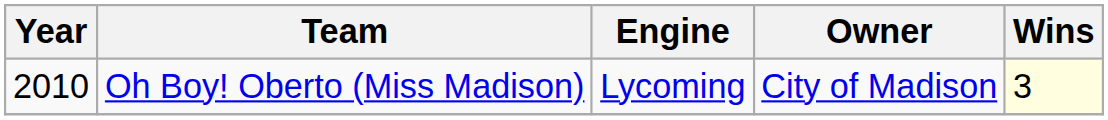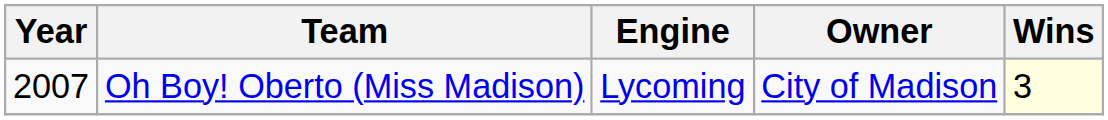(51, 85) 2010 -> (51, 85) 2007
